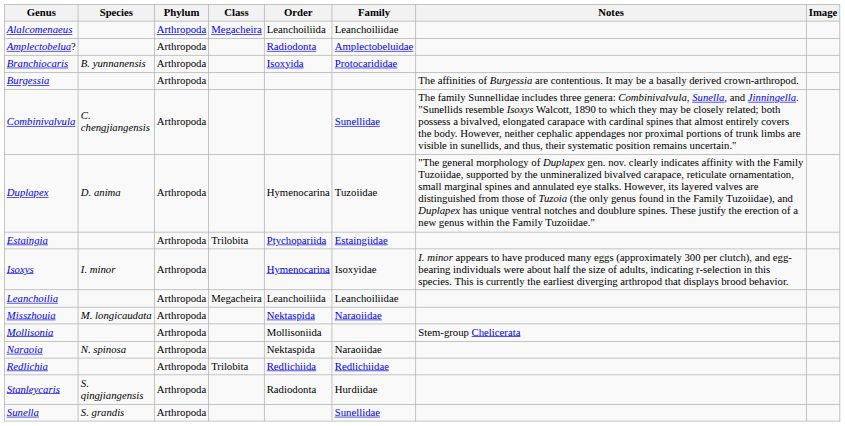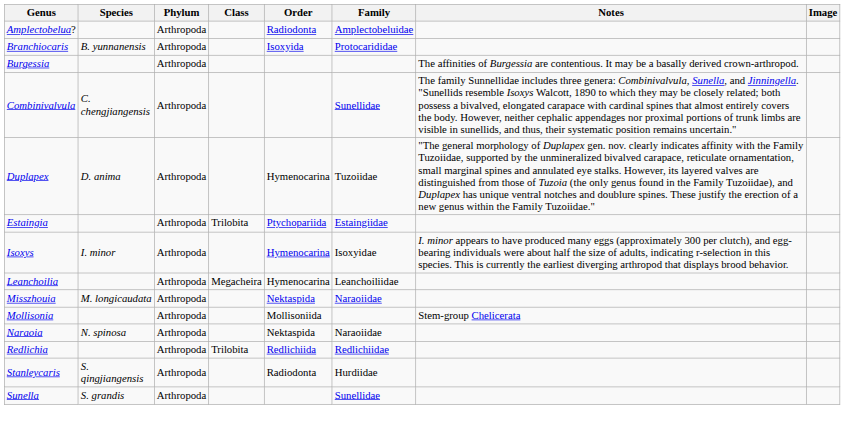- row: (40, 30)
(296, 298) Leanchoiliida -> (298, 281) Hymenocarina
